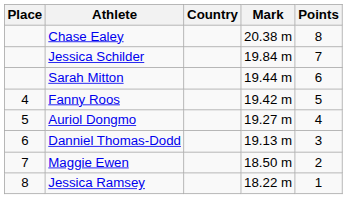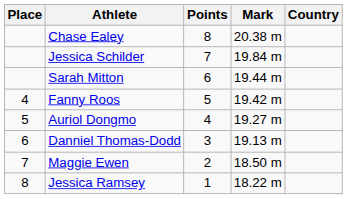columns swapped: (213, 15) <-> (318, 15)
